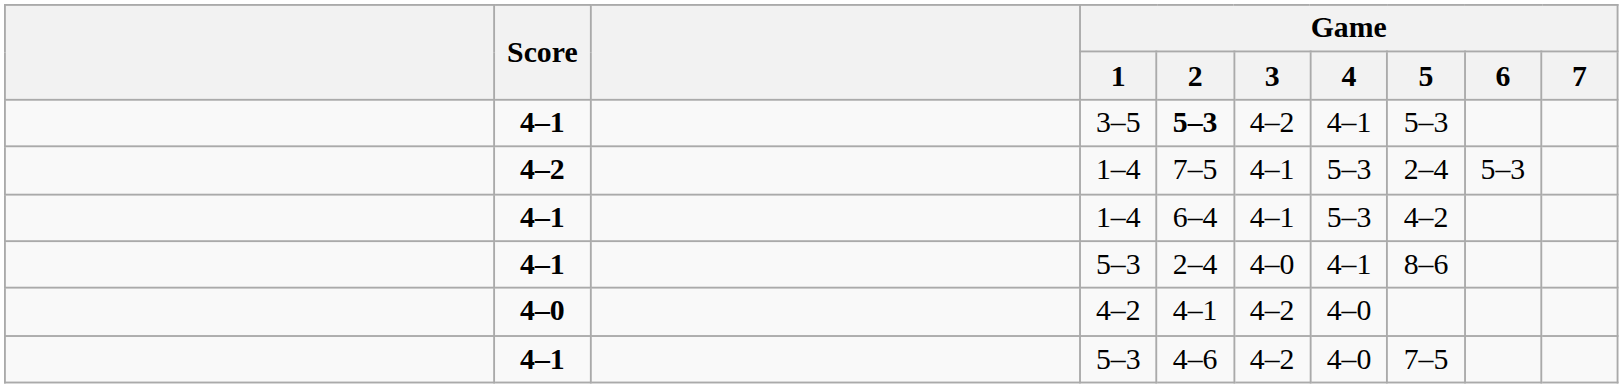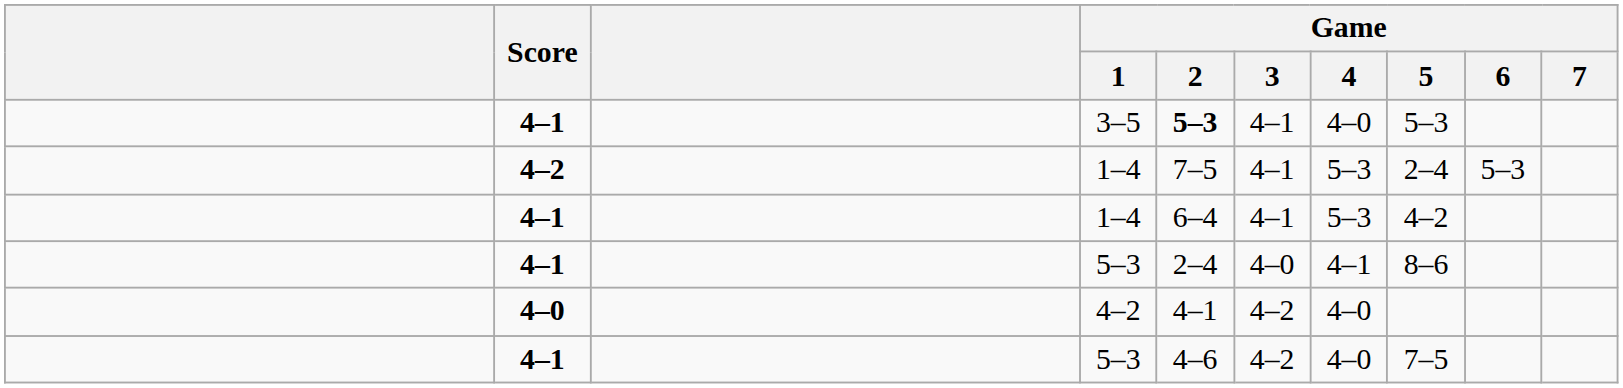(1272, 122) 4–2 -> (1272, 122) 4–1
(1349, 122) 4–1 -> (1349, 122) 4–0
